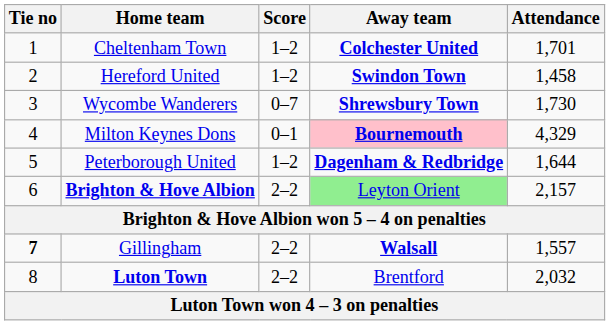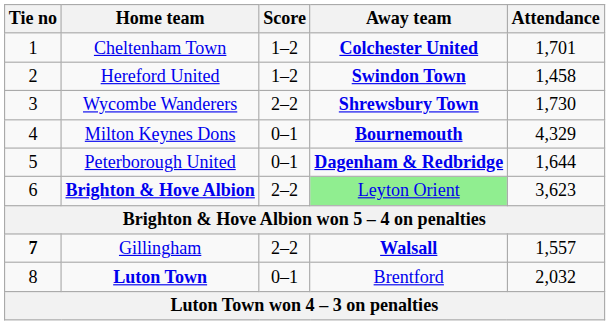(285, 104) 0–7 -> (285, 104) 2–2
(409, 133) pink background -> (409, 133) no background
(285, 162) 1–2 -> (285, 162) 0–1
(556, 190) 2,157 -> (556, 190) 3,623
(285, 276) 2–2 -> (285, 276) 0–1
